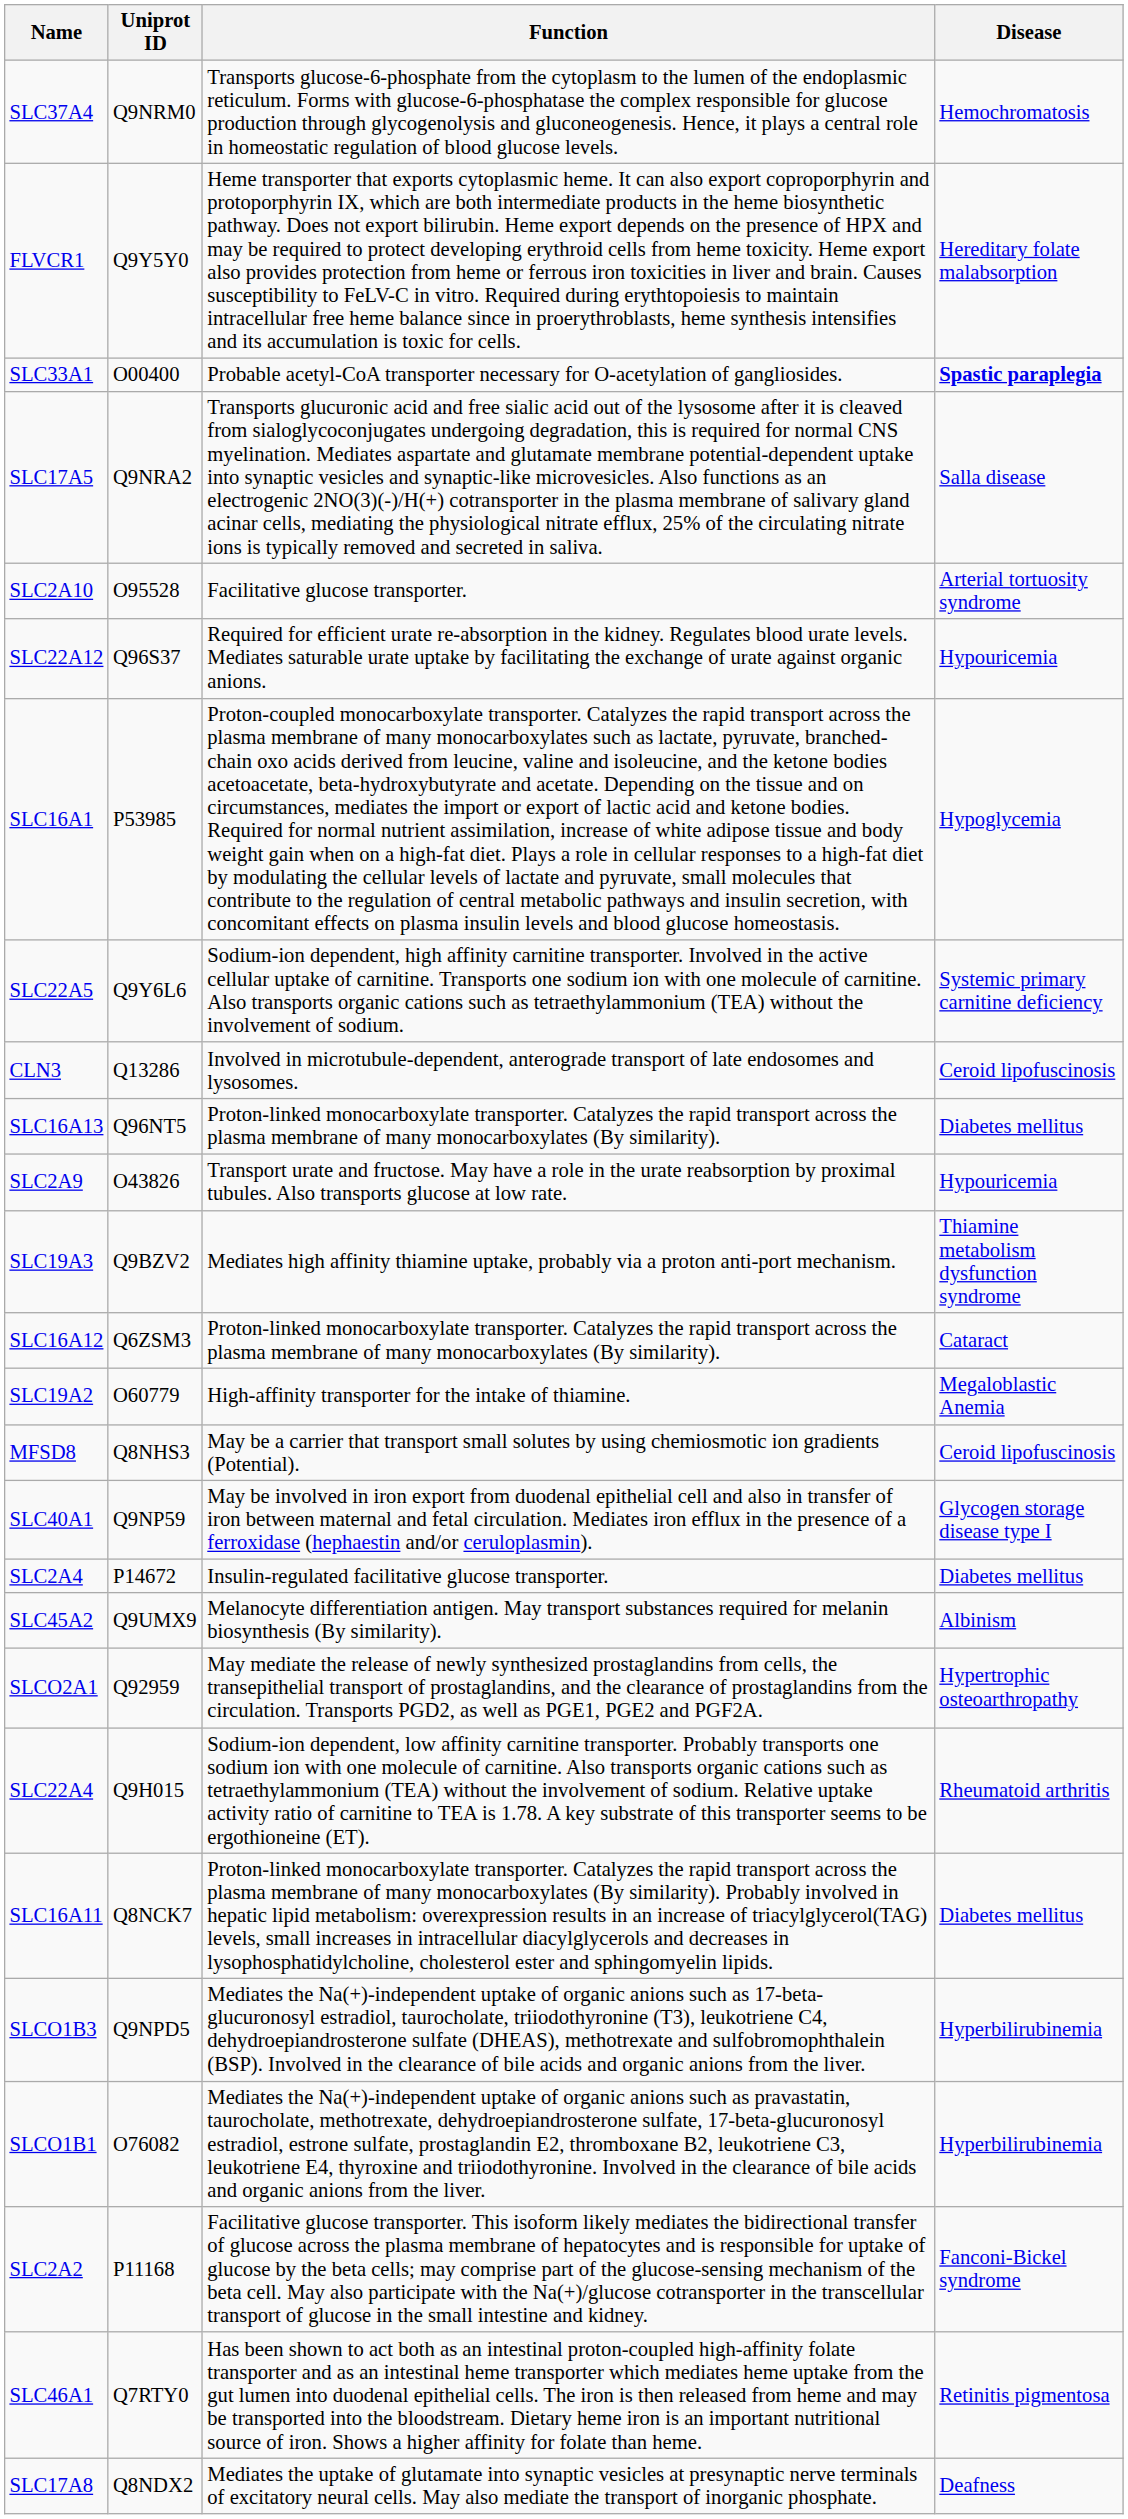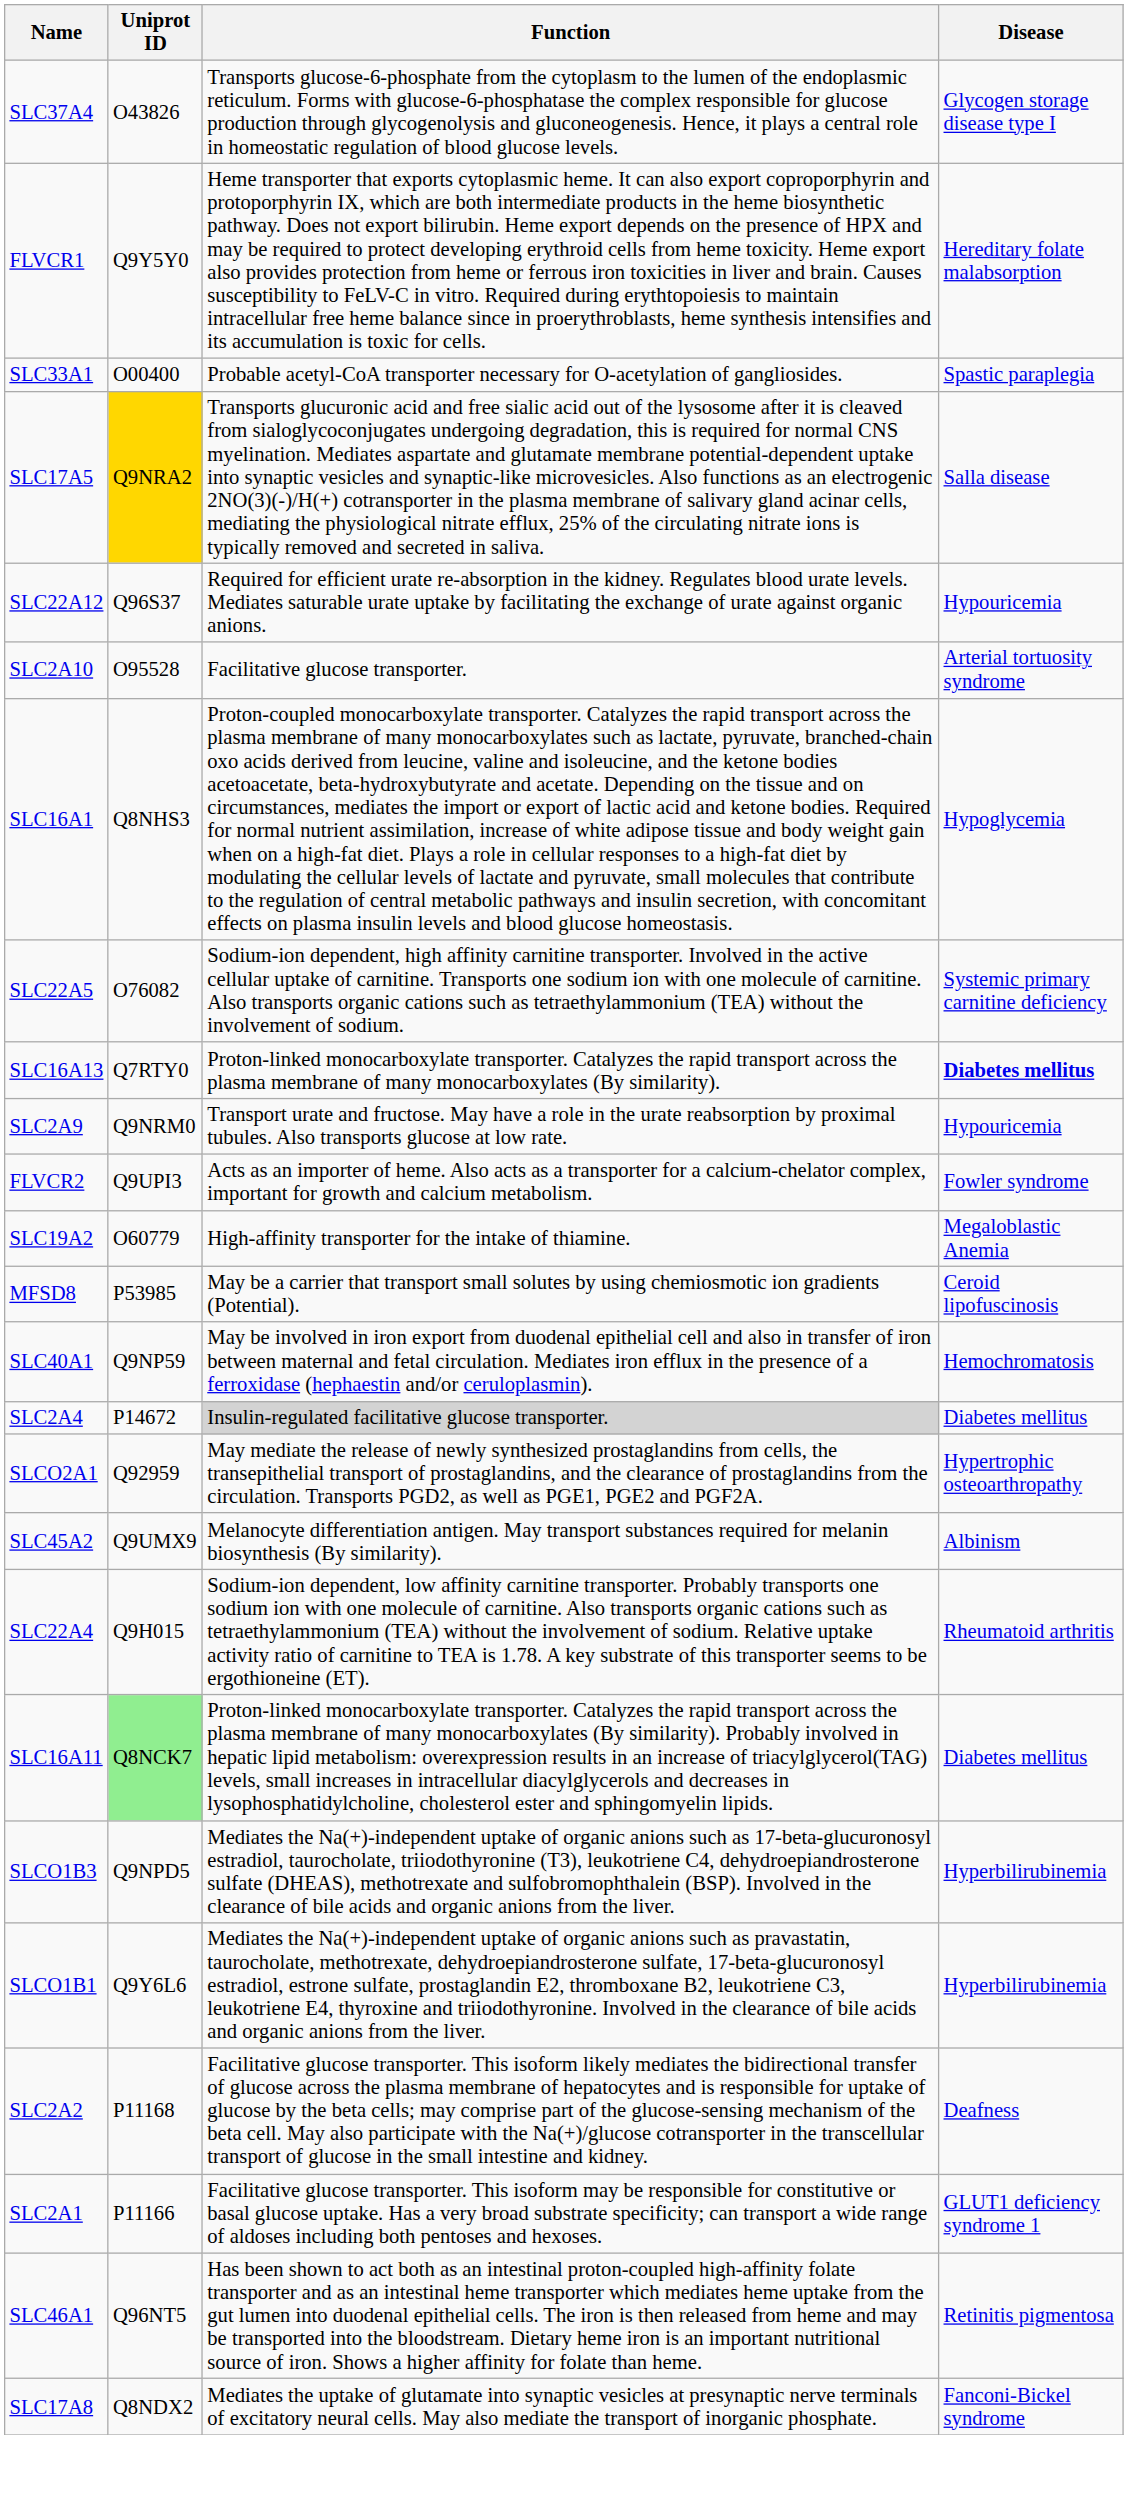(154, 111) Q9NRM0 -> (146, 111) O43826
(1014, 111) Hemochromatosis -> (1016, 111) Glycogen storage disease type I
(1020, 374) bold -> (1019, 374) normal
(153, 476) no background -> (153, 476) gold background
rows swapped: (51, 590) <-> (56, 658)
(145, 818) P53985 -> (151, 818) Q8NHS3
(150, 990) Q9Y6L6 -> (146, 990) O76082
- row: (35, 1070)
(150, 1126) Q96NT5 -> (151, 1070) Q7RTY0
(1011, 1126) normal -> (1019, 1070) bold
(146, 1182) O43826 -> (154, 1126) Q9NRM0
- row: (51, 1261)
+ row: (47, 1182)
- row: (56, 1340)
(151, 1452) Q8NHS3 -> (145, 1293) P53985
(1012, 1519) Glycogen storage disease type I -> (1019, 1361) Hemochromatosis
(408, 1575) no background -> (408, 1417) lightgrey background
rows swapped: (51, 1620) <-> (54, 1687)
(153, 1915) no background -> (153, 1757) lightgreen background
(146, 2143) O76082 -> (150, 1985) Q9Y6L6
(1003, 2269) Fanconi-Bickel syndrome -> (981, 2110) Deafness
+ row: (46, 2213)
(151, 2394) Q7RTY0 -> (150, 2315) Q96NT5
(977, 2485) Deafness -> (1007, 2406) Fanconi-Bickel syndrome
